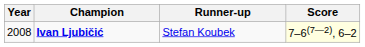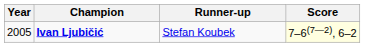(19, 32) 2008 -> (19, 32) 2005
